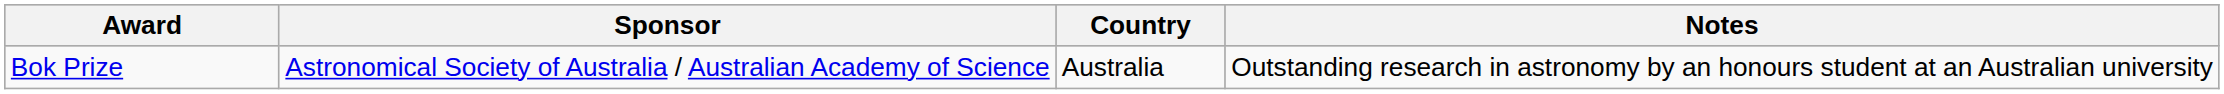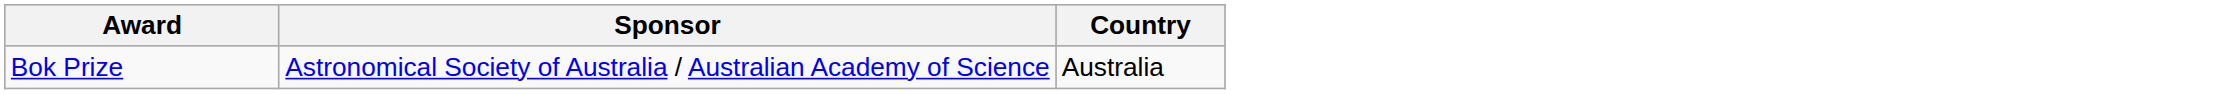- column: (1722, 25)
